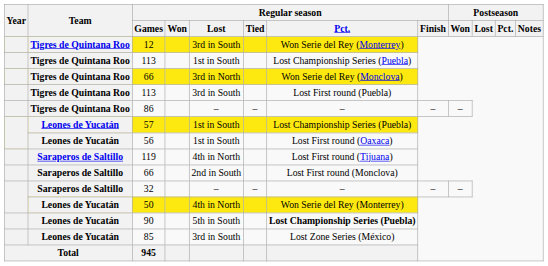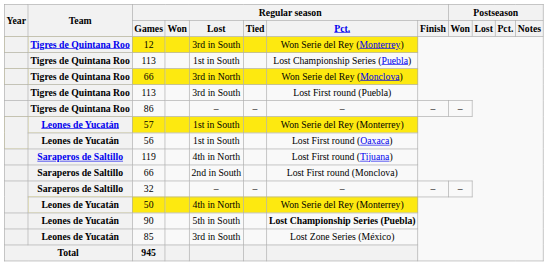(342, 124) Lost Championship Series (Puebla) -> (342, 124) Won Serie del Rey (Monterrey)
